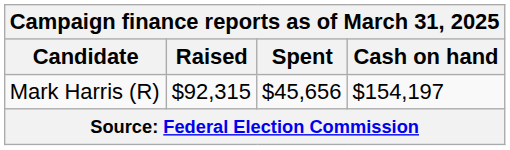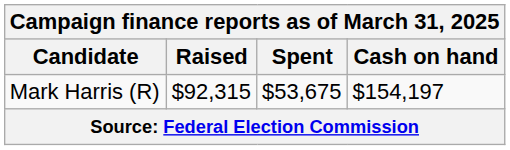(302, 91) $45,656 -> (302, 91) $53,675
